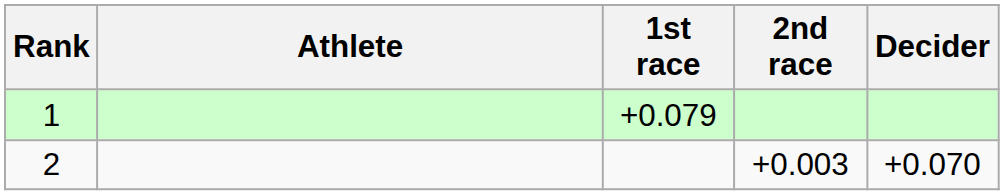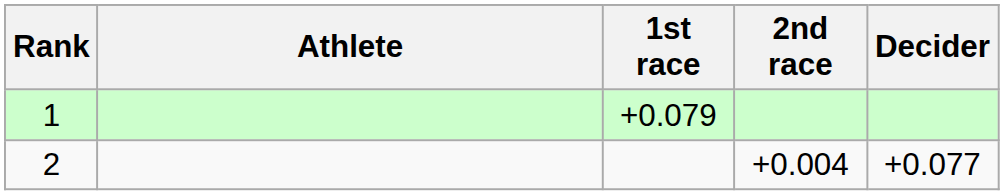(800, 164) +0.003 -> (800, 164) +0.004
(932, 164) +0.070 -> (932, 164) +0.077
